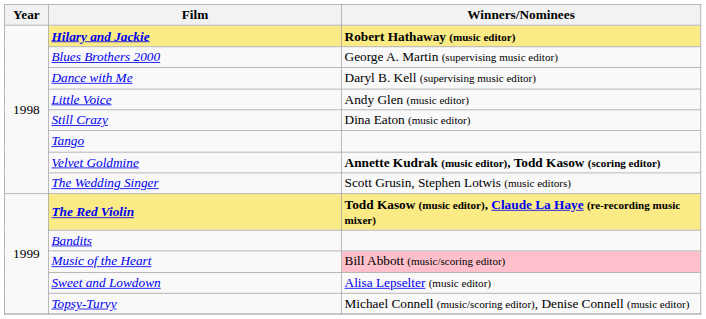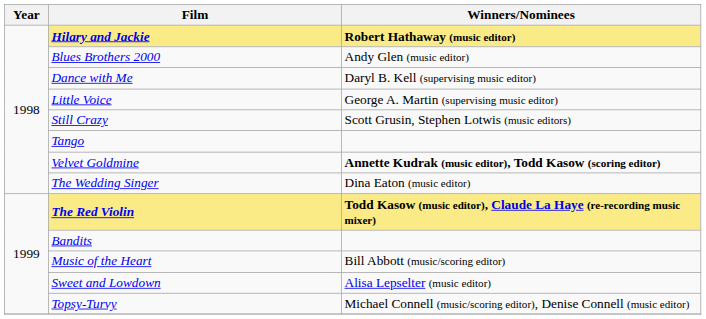(451, 57) George A. Martin (supervising music editor) -> (407, 57) Andy Glen (music editor)
(407, 99) Andy Glen (music editor) -> (451, 99) George A. Martin (supervising music editor)
(407, 120) Dina Eaton (music editor) -> (458, 120) Scott Grusin, Stephen Lotwis (music editors)
(458, 183) Scott Grusin, Stephen Lotwis (music editors) -> (407, 183) Dina Eaton (music editor)
(425, 261) pink background -> (425, 261) no background
